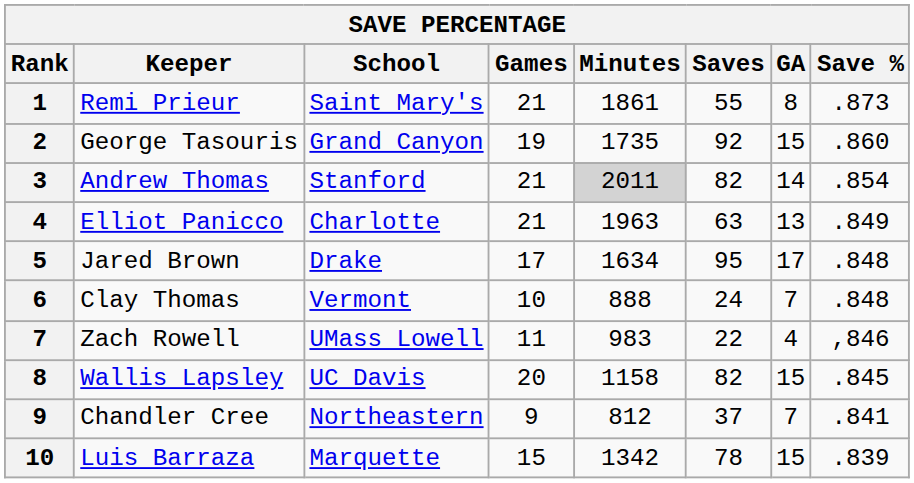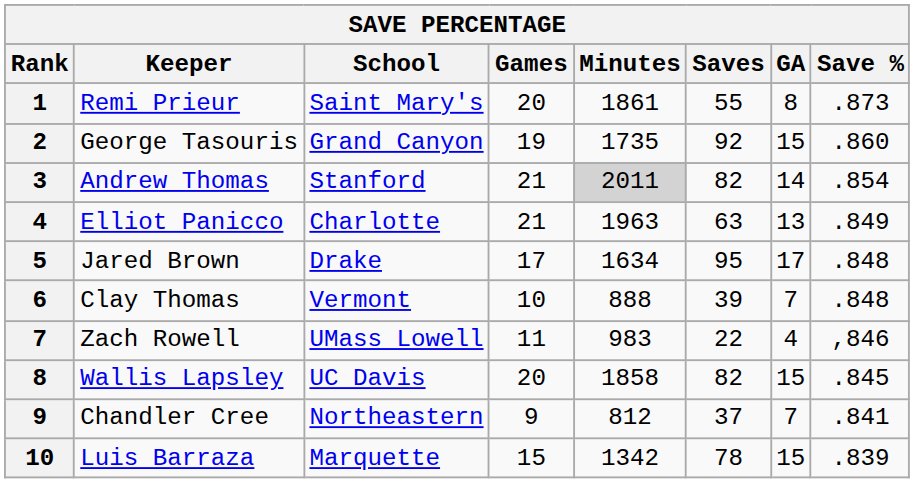(531, 103) 21 -> (531, 103) 20
(729, 300) 24 -> (729, 300) 39
(630, 379) 1158 -> (630, 379) 1858
